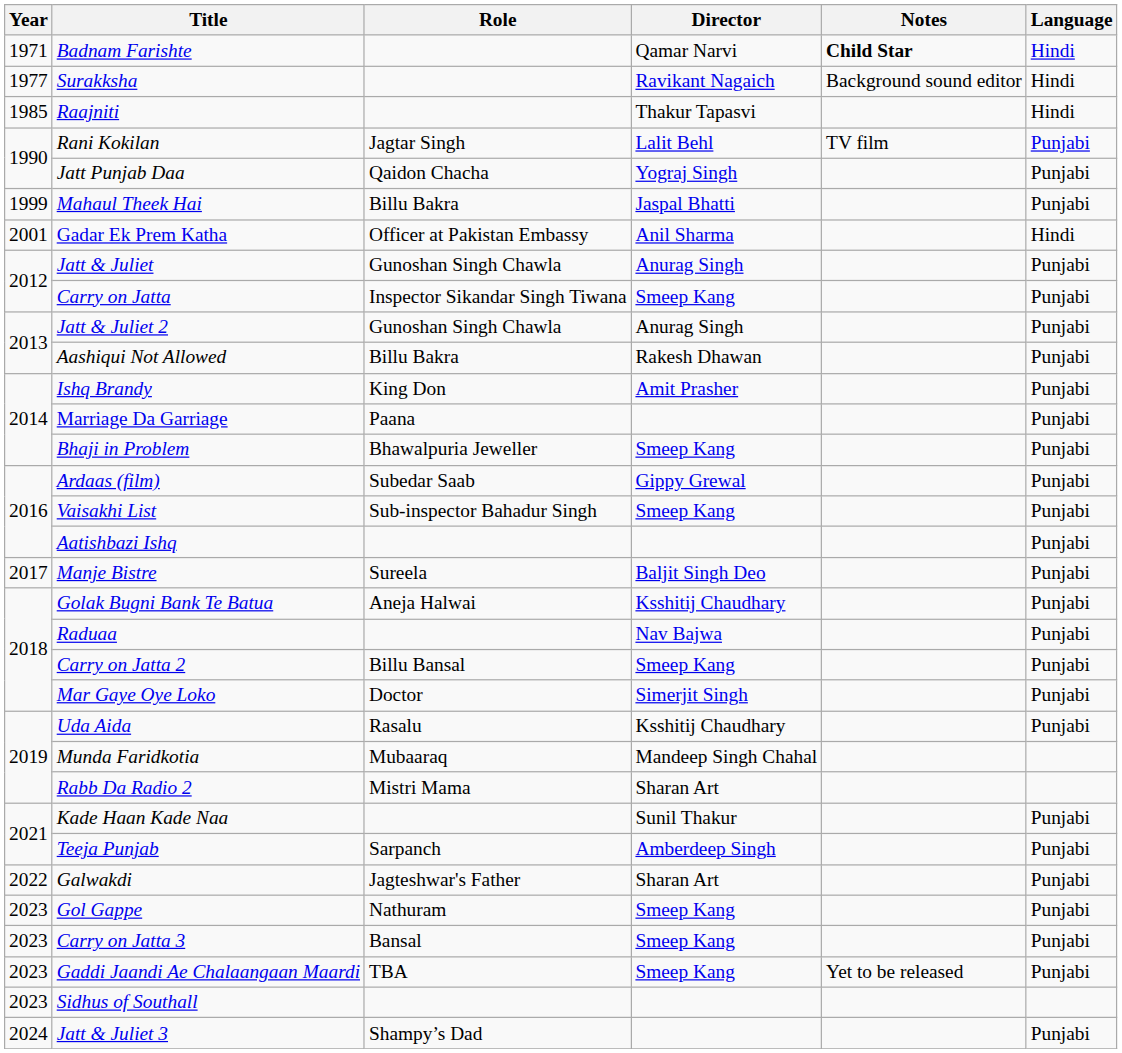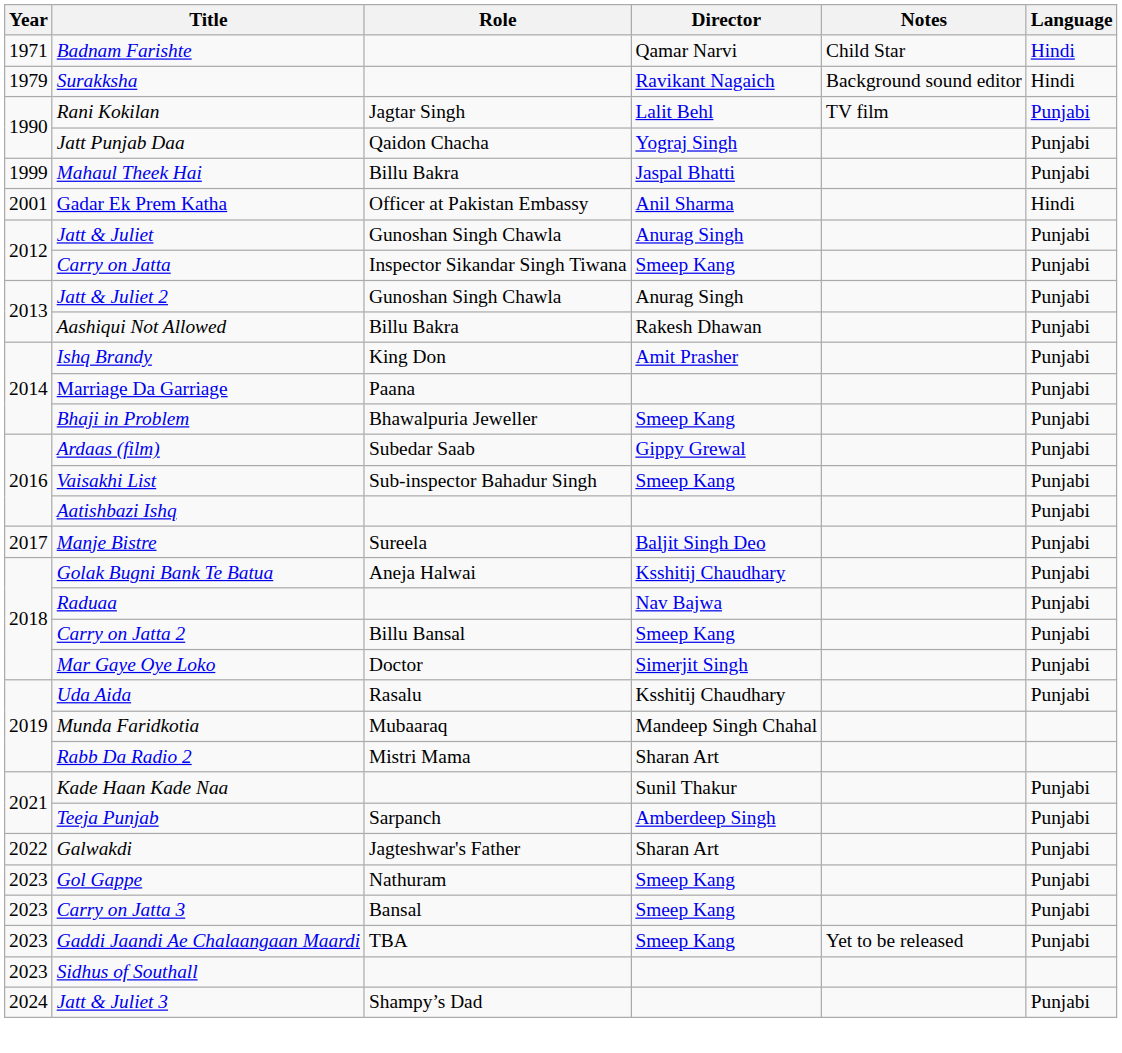(869, 50) bold -> (866, 50) normal
(28, 81) 1977 -> (28, 81) 1979
- row: (88, 111)
